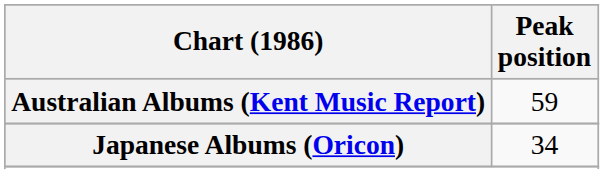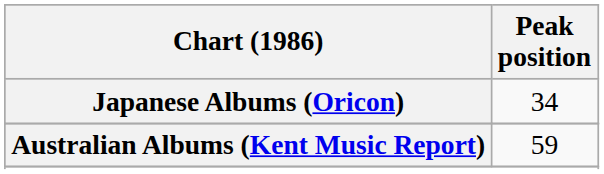rows swapped: (248, 100) <-> (248, 144)
